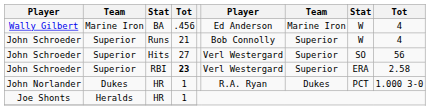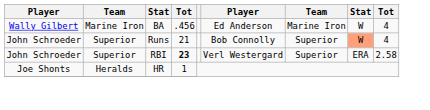(361, 40) no background -> (361, 40) lightsalmon background
- row: (44, 55)
- row: (44, 84)
